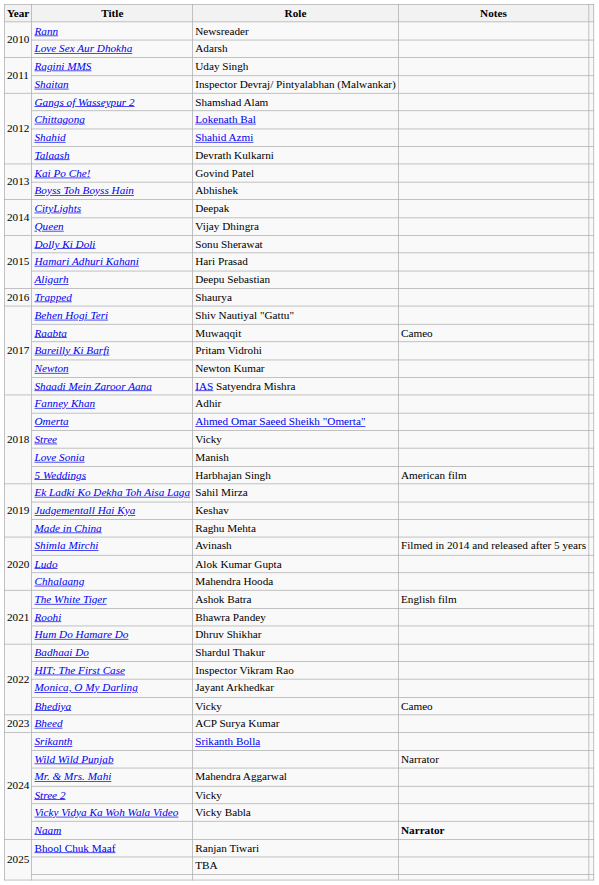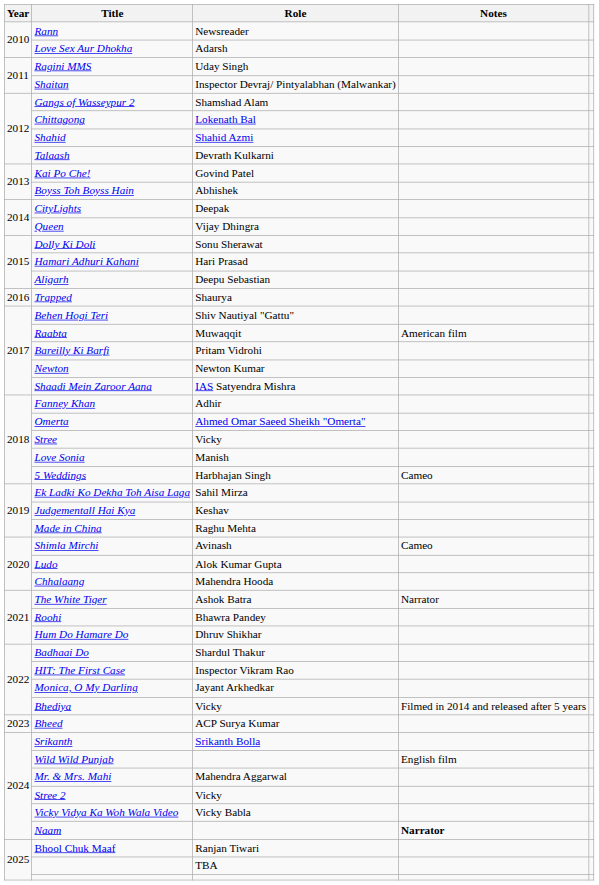(417, 333) Cameo -> (434, 333) American film
(434, 475) American film -> (417, 475) Cameo
(494, 546) Filmed in 2014 and released after 5 years -> (417, 546) Cameo
(429, 599) English film -> (420, 599) Narrator
(417, 706) Cameo -> (494, 706) Filmed in 2014 and released after 5 years
(420, 759) Narrator -> (429, 759) English film
